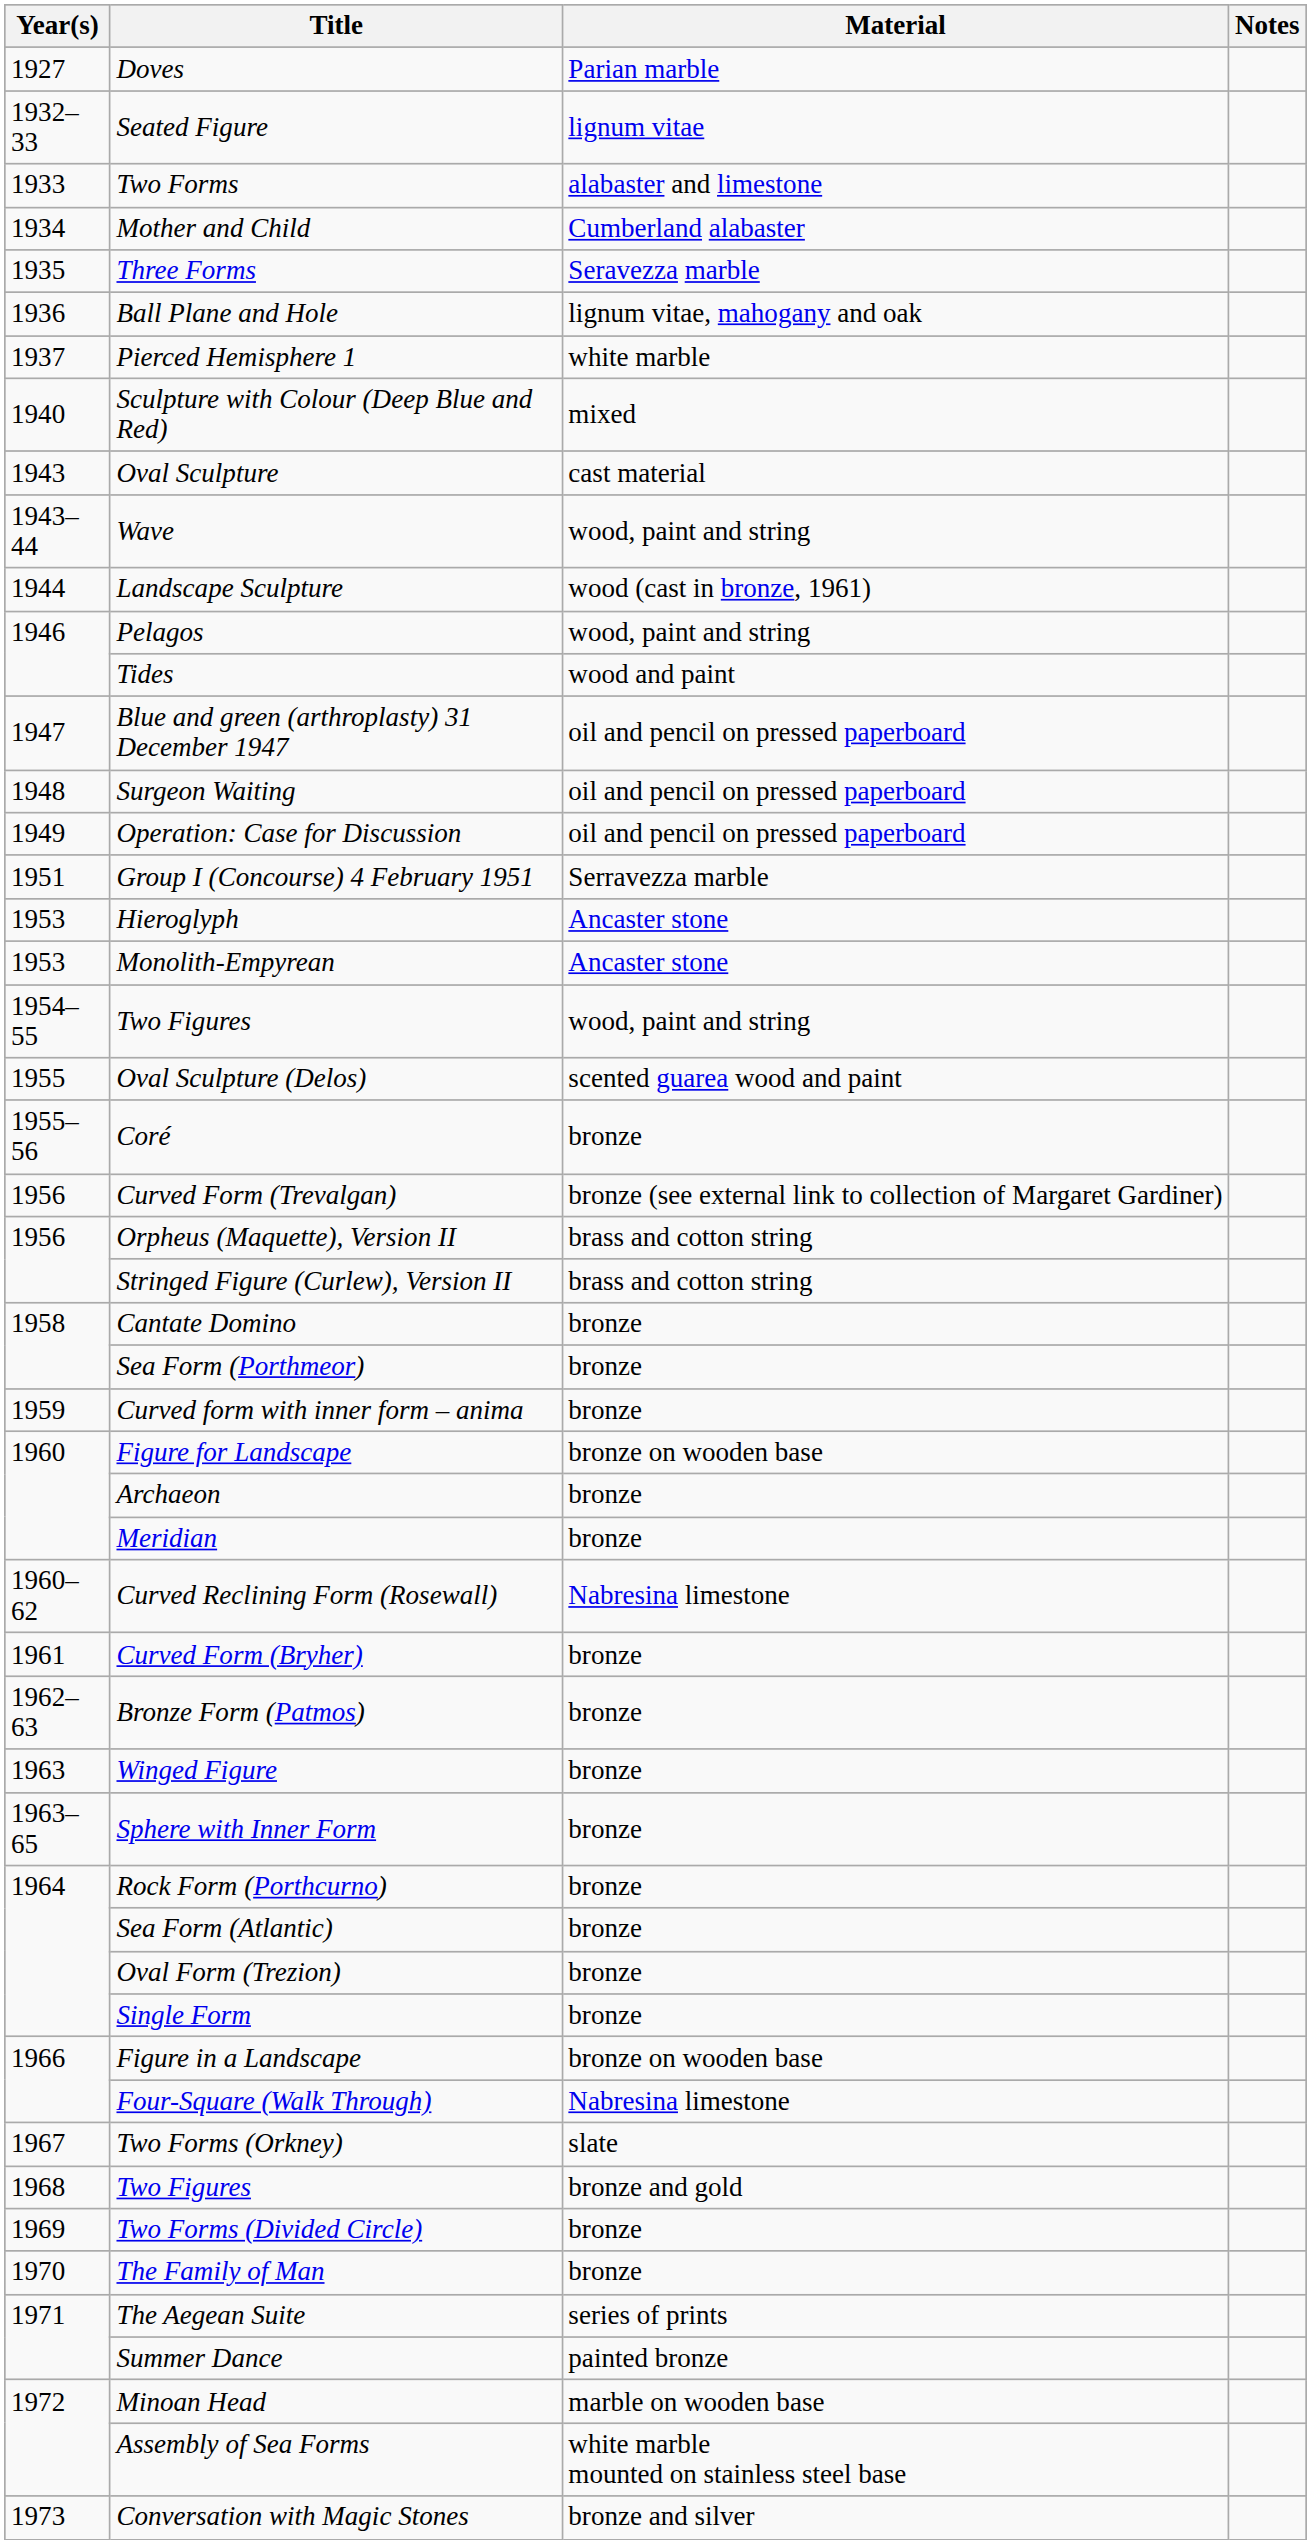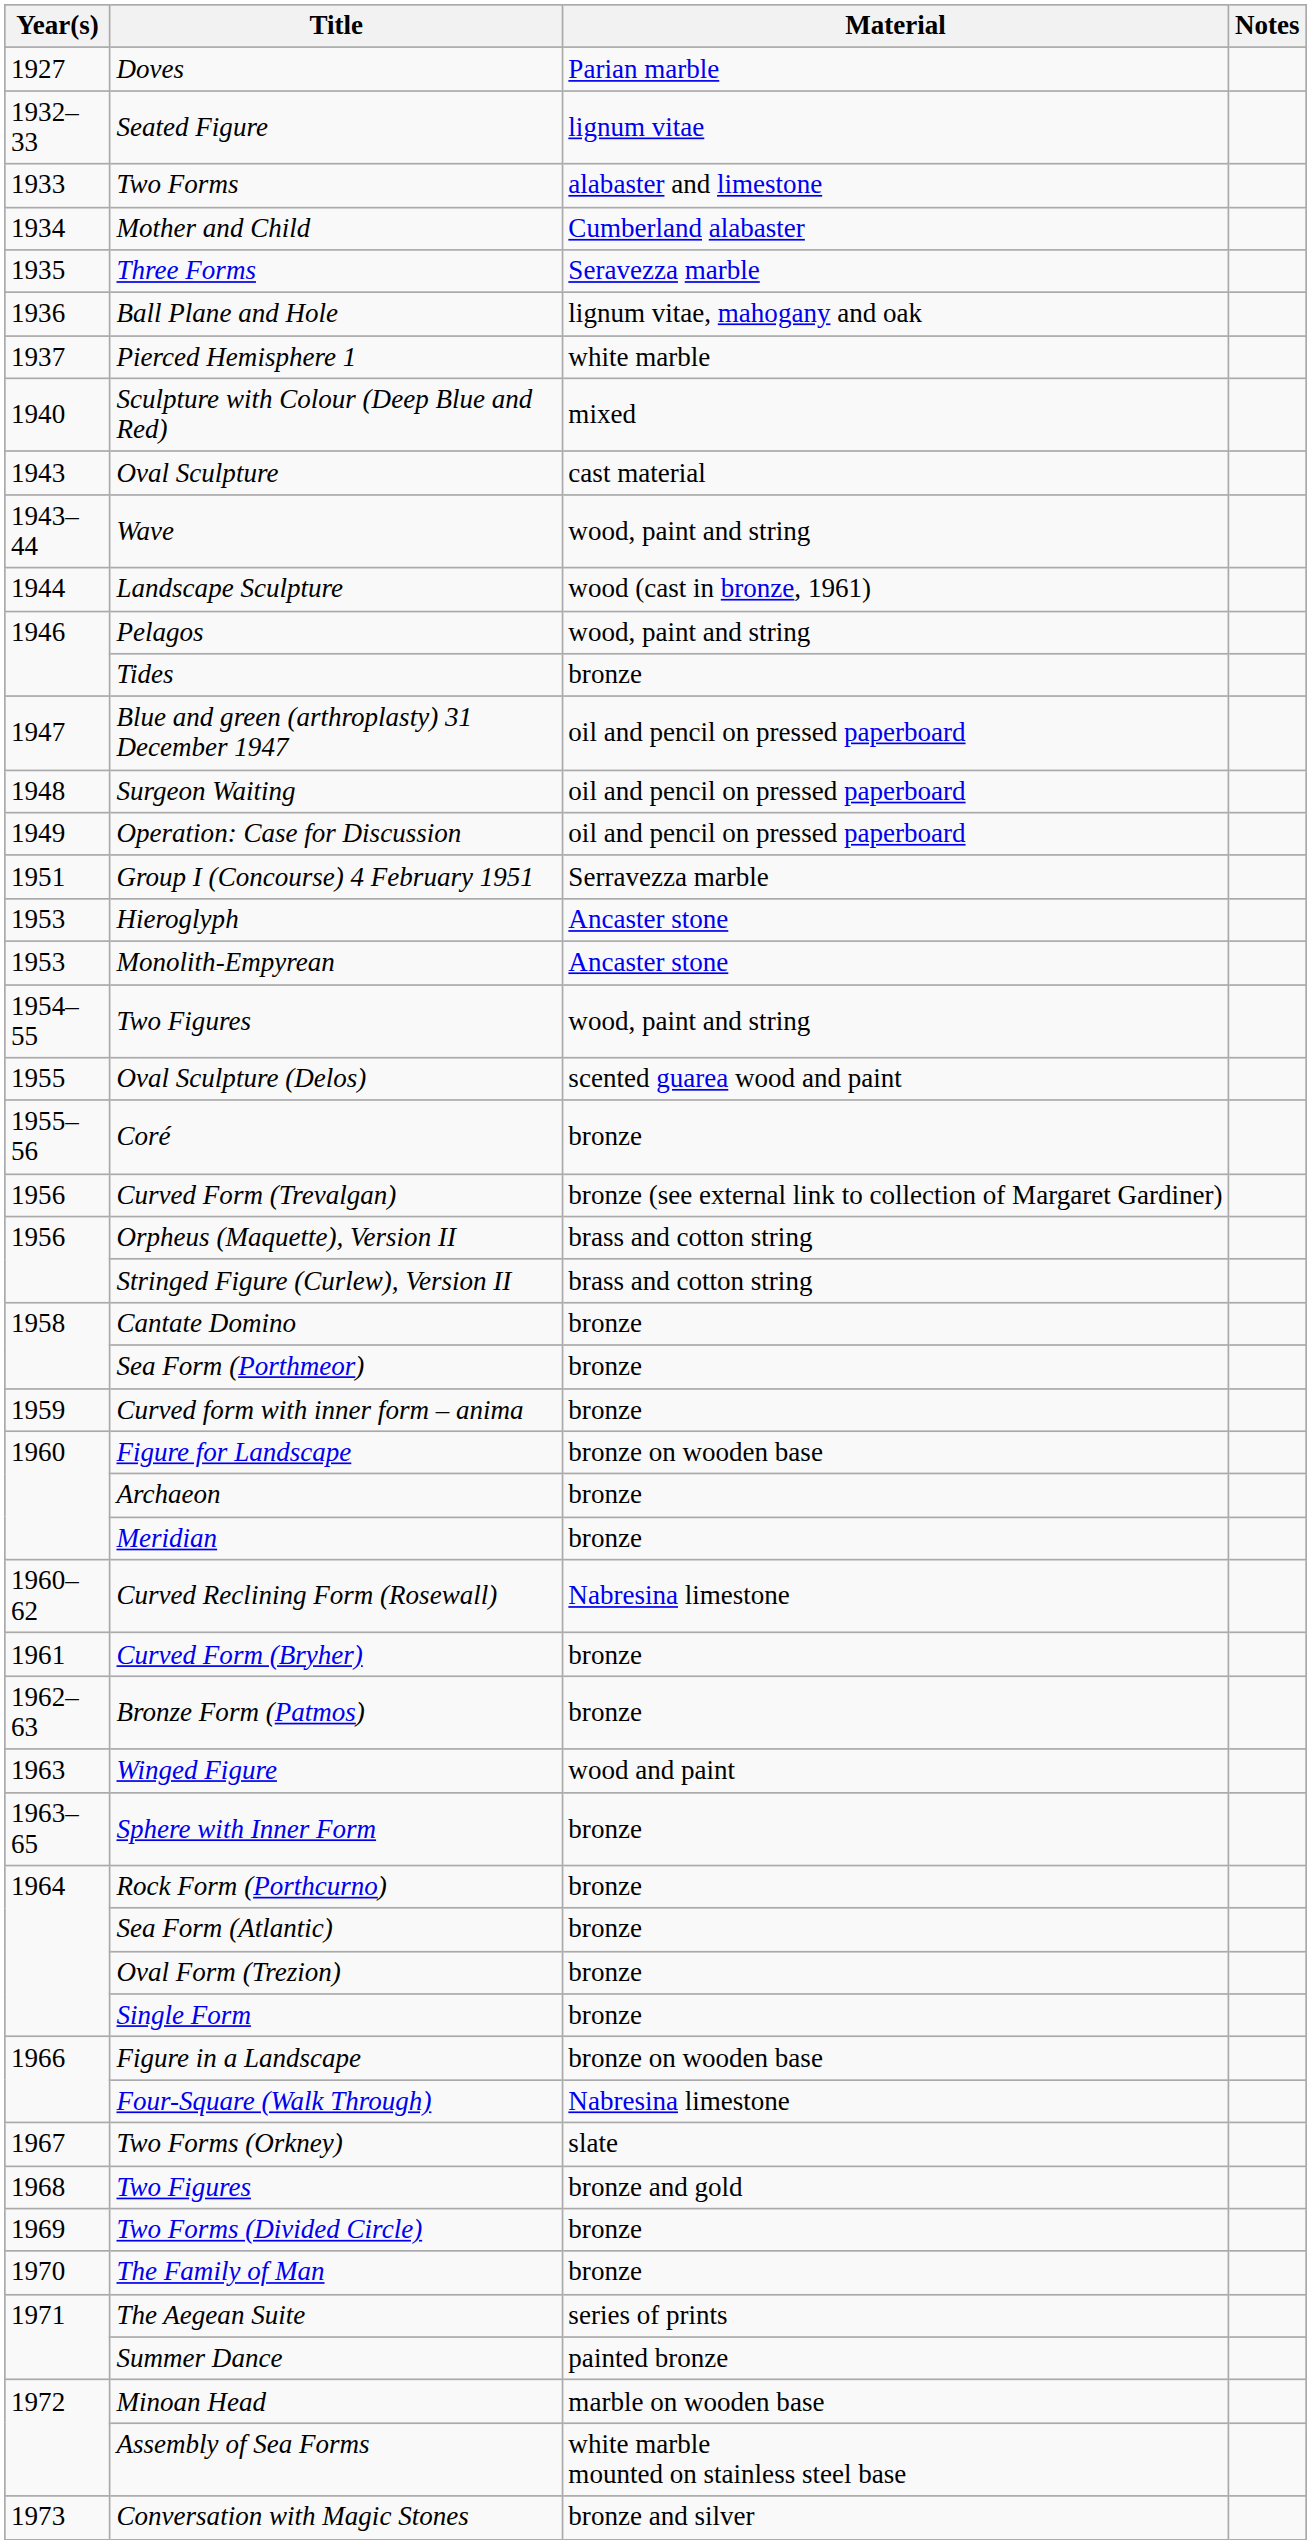(652, 674) wood and paint -> (605, 674) bronze
(605, 1770) bronze -> (652, 1770) wood and paint
